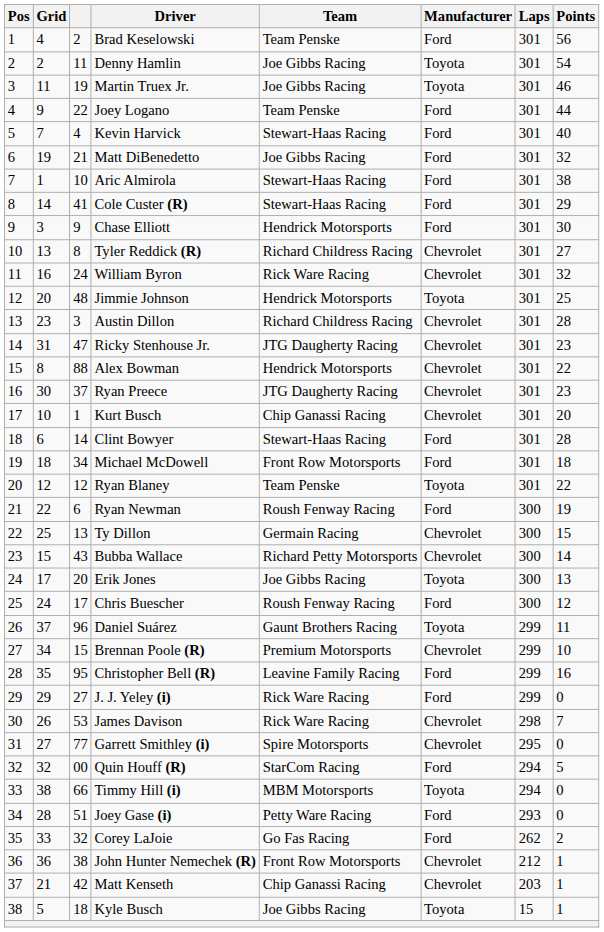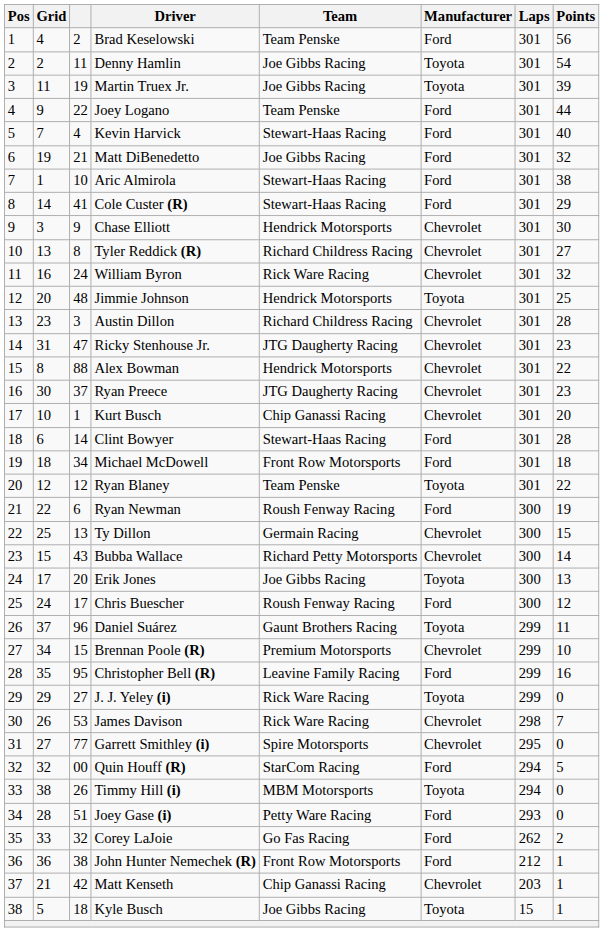(564, 86) 46 -> (564, 86) 39
(438, 227) Ford -> (453, 227) Chevrolet
(438, 696) Ford -> (444, 696) Toyota
(80, 790) 66 -> (80, 790) 26
(453, 861) Chevrolet -> (438, 861) Ford
